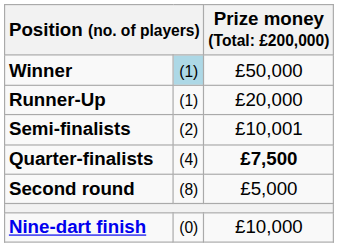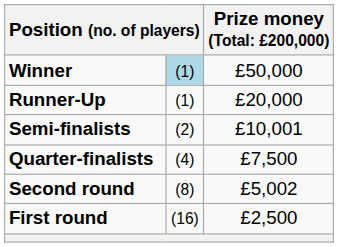(269, 159) bold -> (269, 159) normal
(269, 188) £5,000 -> (269, 188) £5,002
+ row: (58, 218)
- row: (78, 227)
